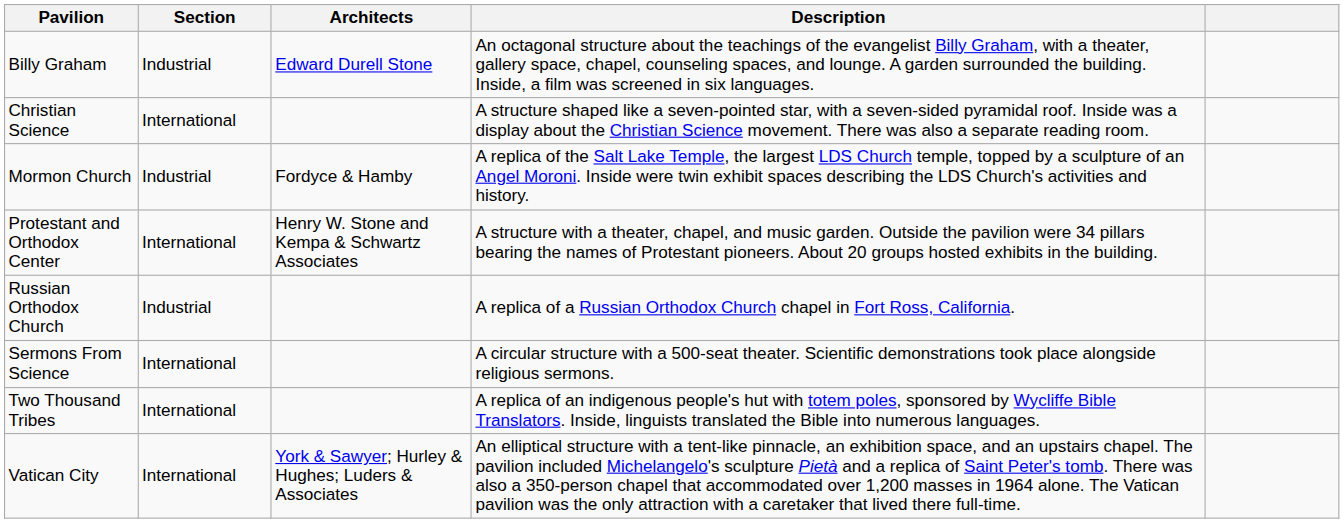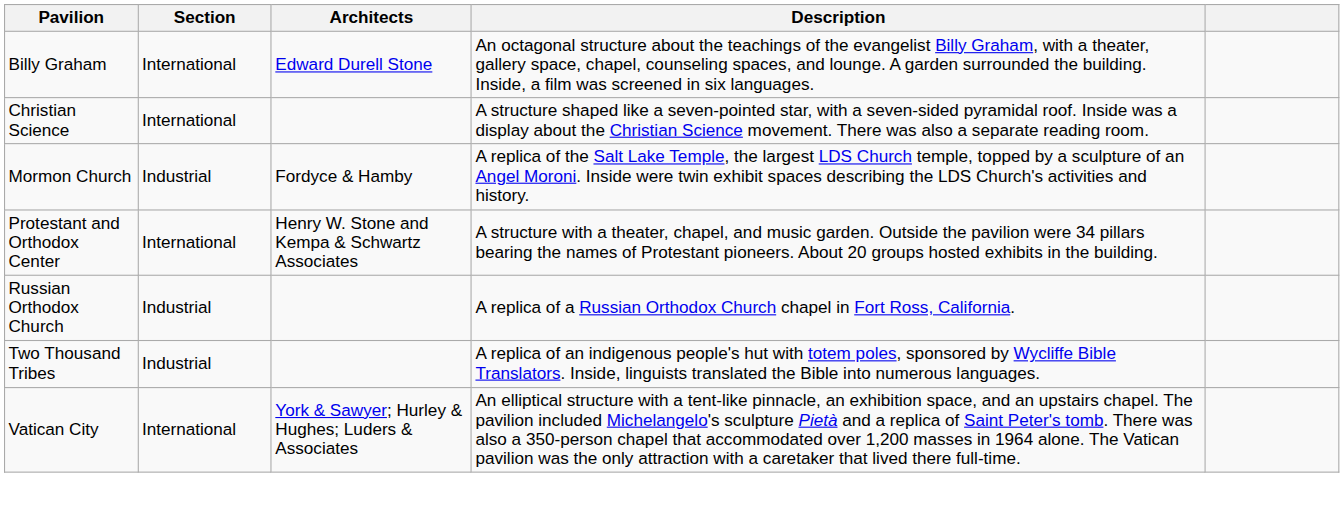(177, 64) Industrial -> (189, 64) International
- row: (65, 363)
(189, 410) International -> (177, 363) Industrial
